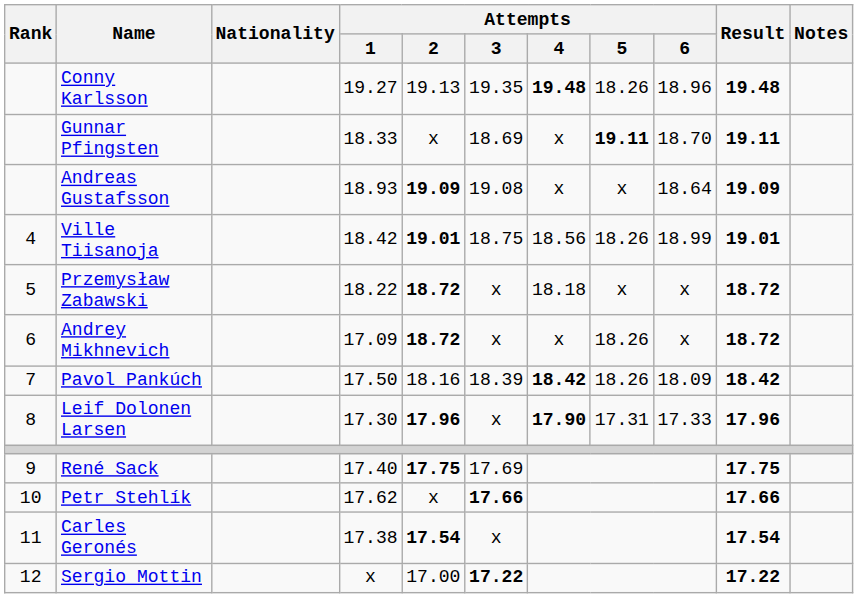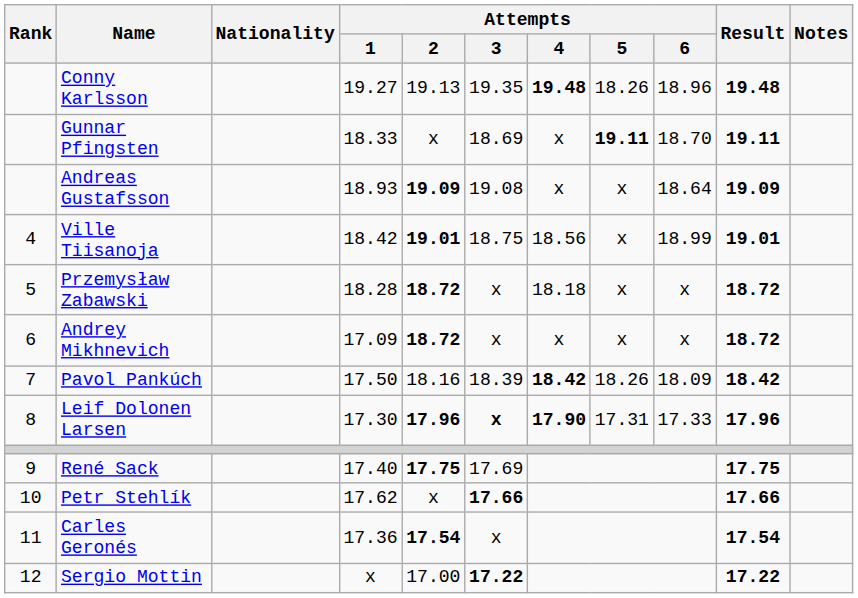(622, 240) 18.26 -> (622, 240) x
(371, 290) 18.22 -> (371, 290) 18.28
(622, 340) 18.26 -> (622, 340) x
(496, 420) normal -> (496, 420) bold
(371, 538) 17.38 -> (371, 538) 17.36
